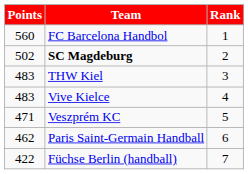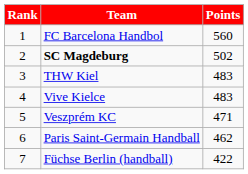columns swapped: (225, 14) <-> (25, 14)
